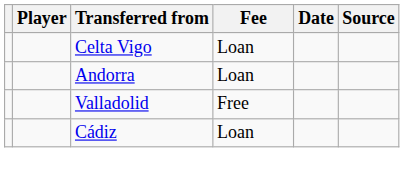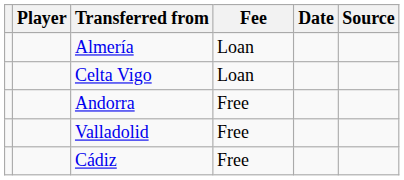+ row: (104, 47)
(236, 75) Loan -> (233, 103) Free
(236, 132) Loan -> (233, 160) Free
